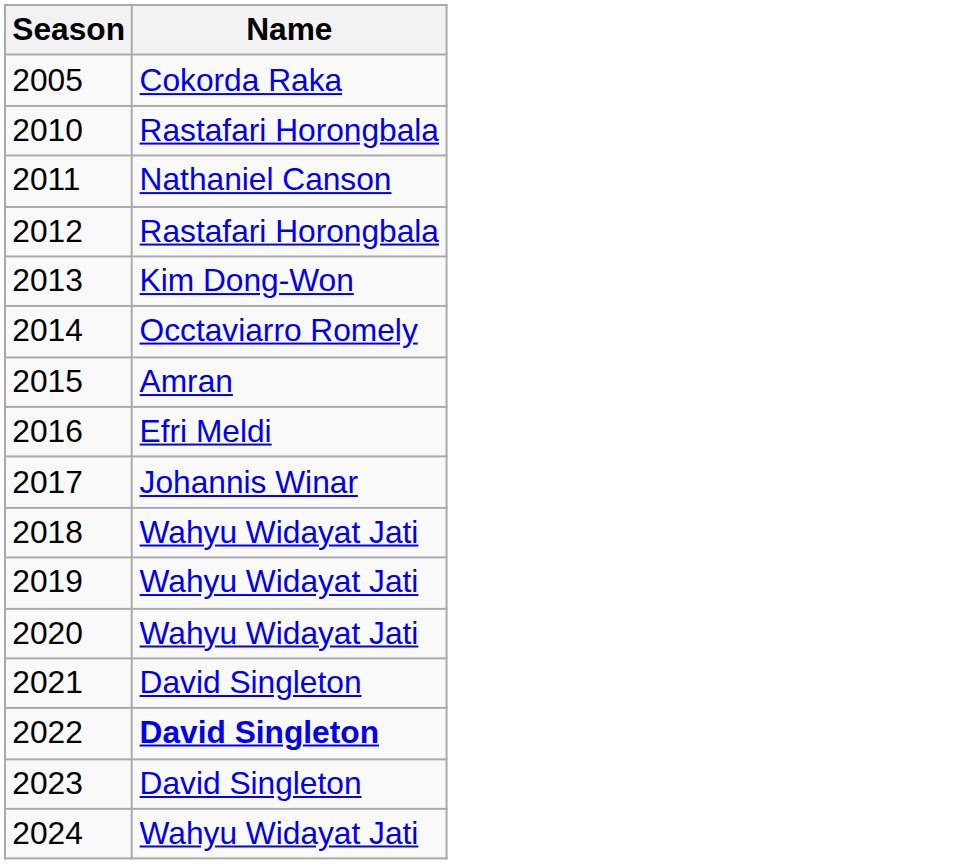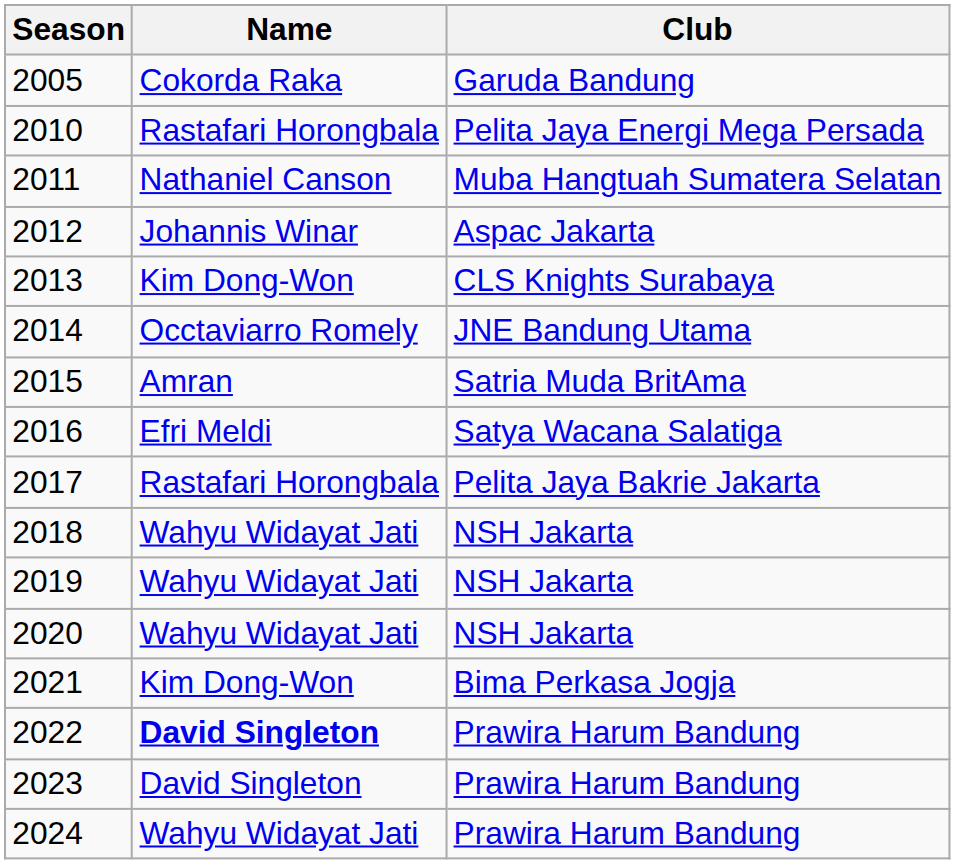+ column: (698, 29)
(289, 230) Rastafari Horongbala -> (249, 230) Johannis Winar
(249, 481) Johannis Winar -> (289, 481) Rastafari Horongbala
(251, 682) David Singleton -> (247, 682) Kim Dong-Won
